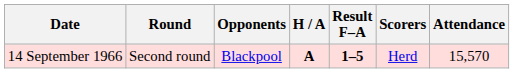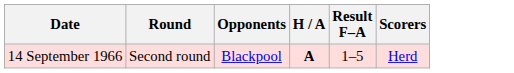- column: (469, 24)
(352, 56) bold -> (352, 56) normal
